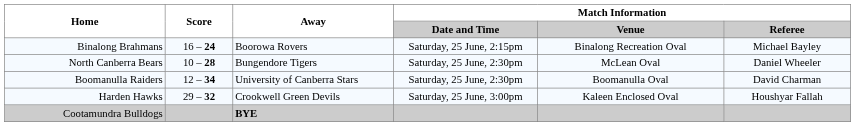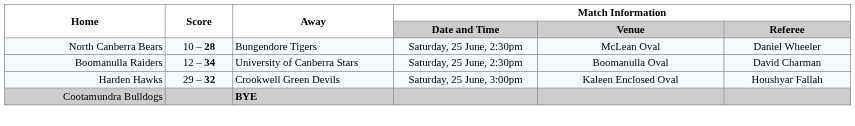- row: (120, 46)
